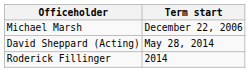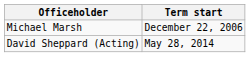- row: (59, 59)
